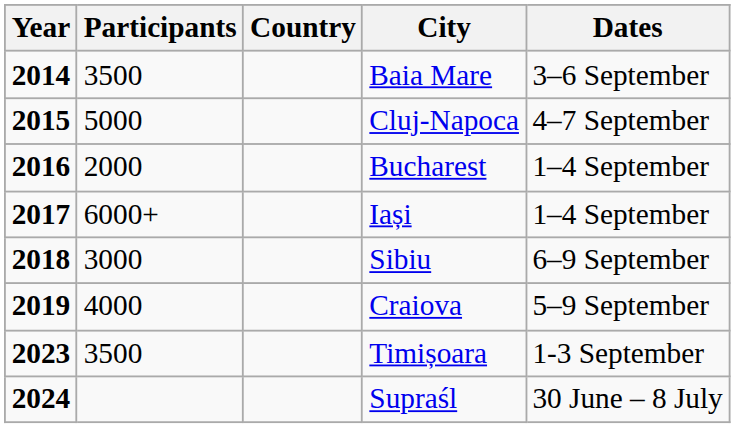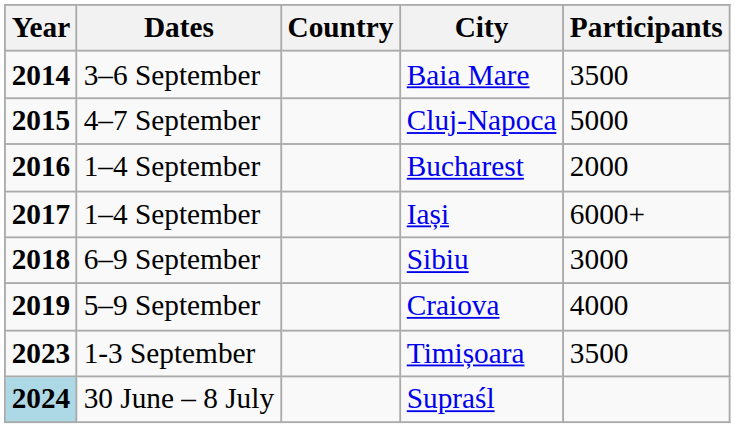columns swapped: (628, 27) <-> (160, 27)
(41, 399) no background -> (41, 399) lightblue background
